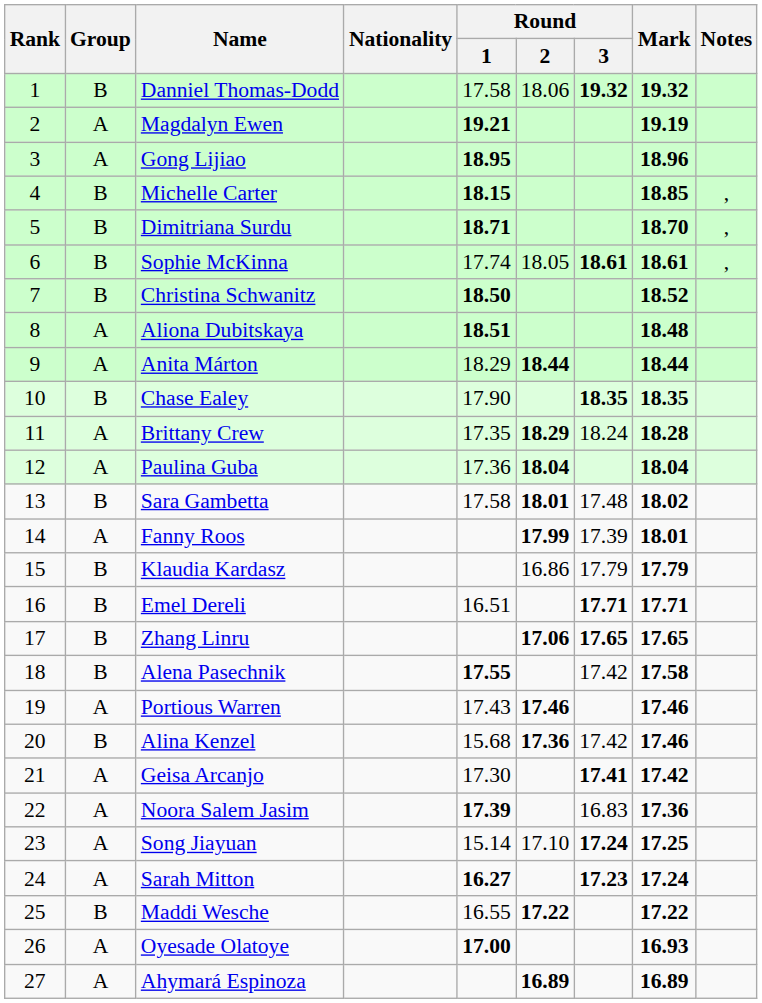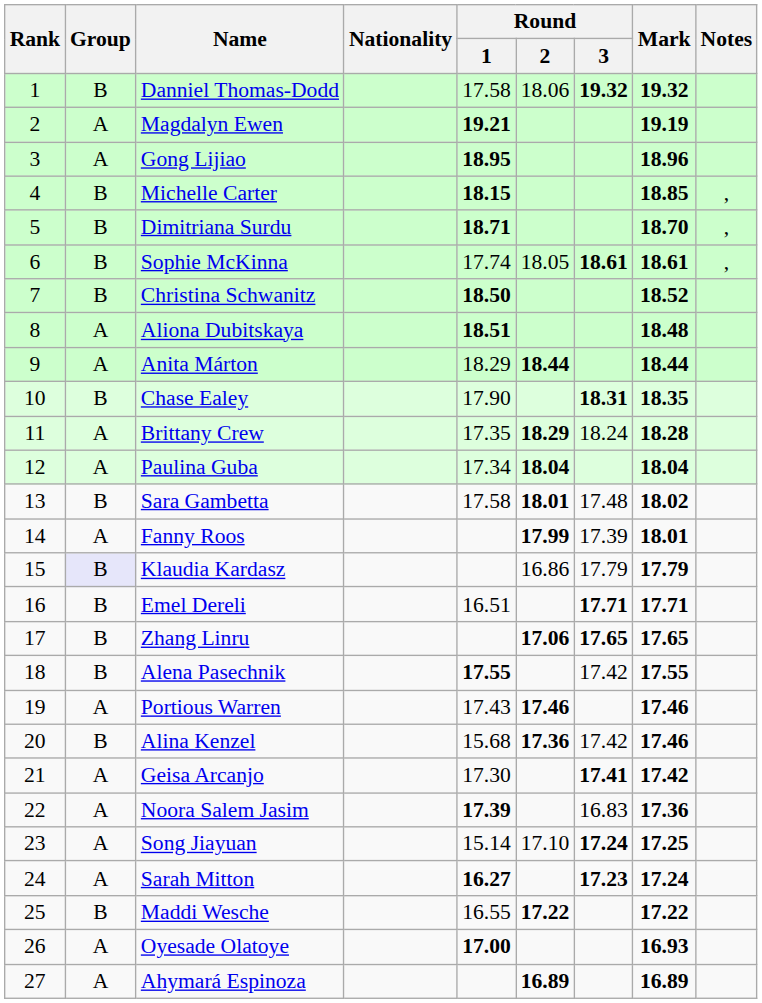(604, 398) 18.35 -> (604, 398) 18.31
(486, 466) 17.36 -> (486, 466) 17.34
(100, 569) no background -> (100, 569) lavender background
(664, 672) 17.58 -> (664, 672) 17.55
